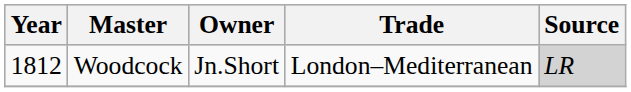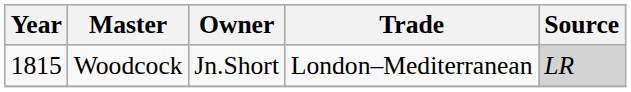(36, 65) 1812 -> (36, 65) 1815
